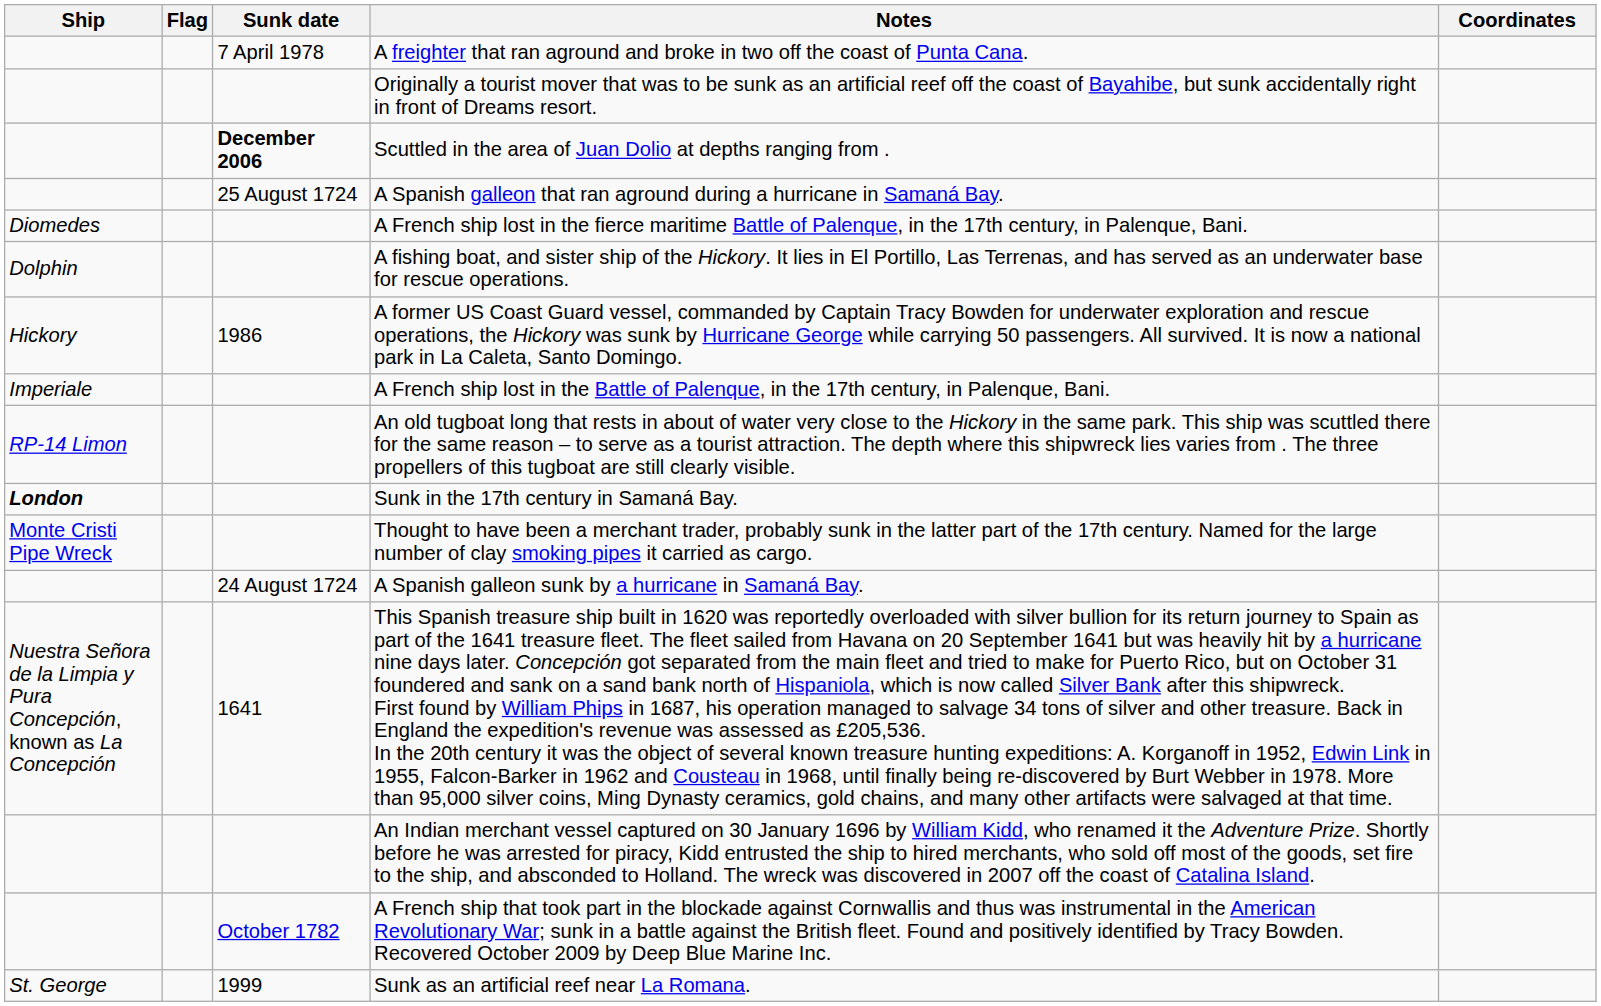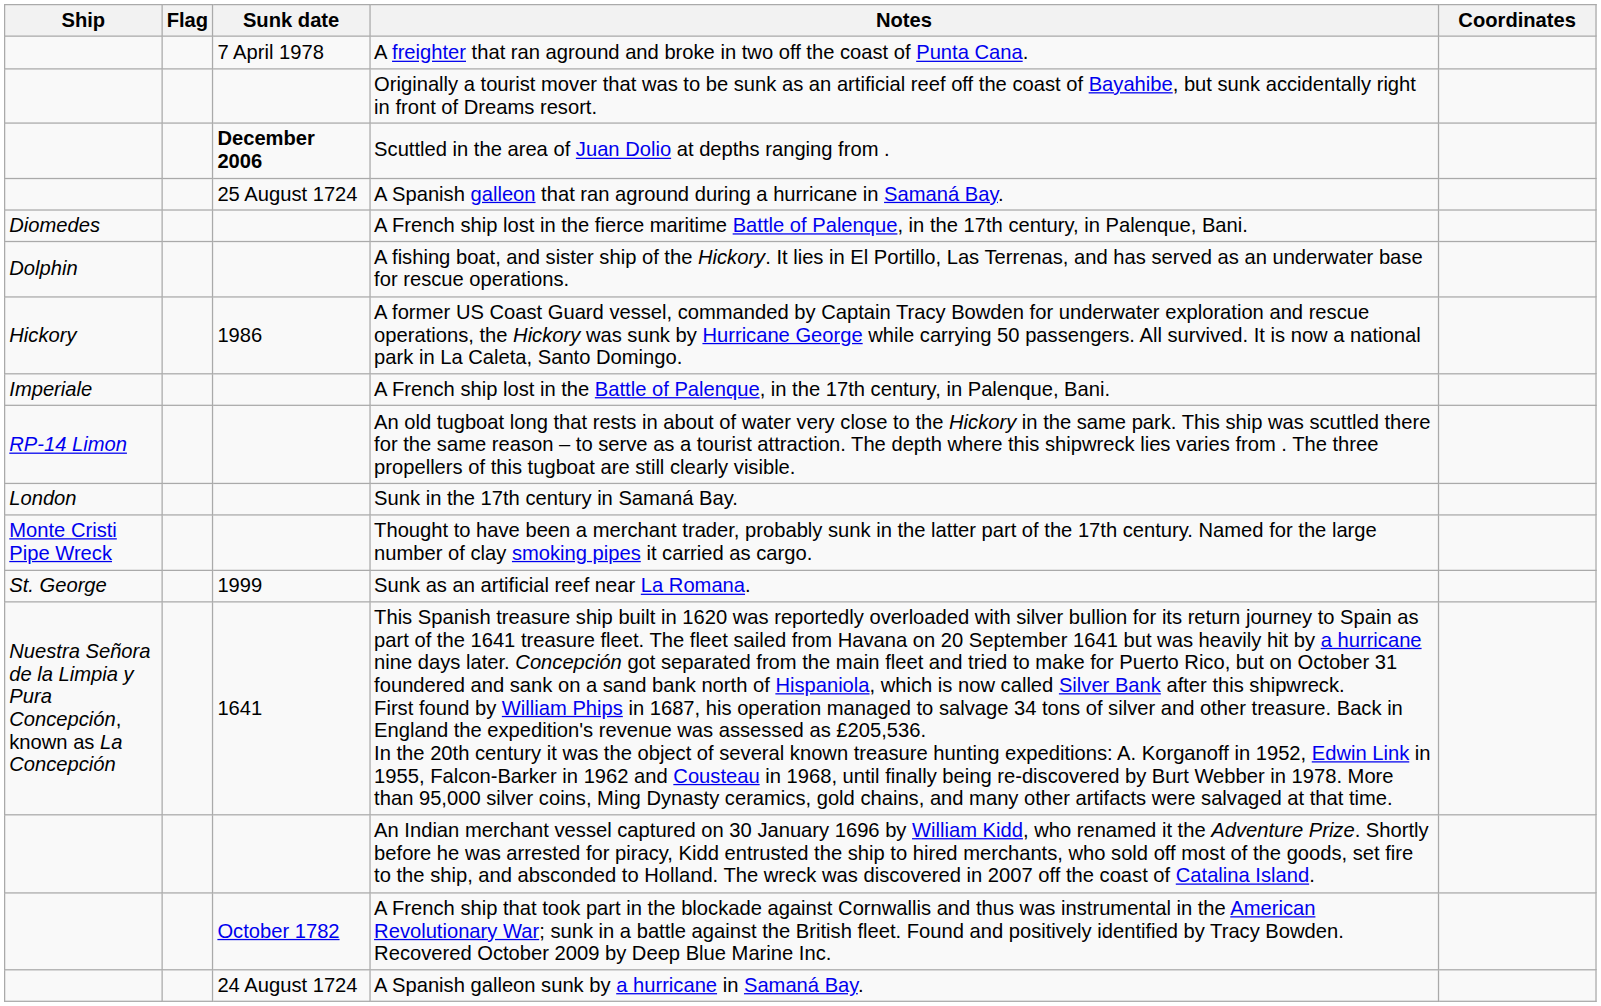(46, 498) bold -> (43, 498) normal
rows swapped: (619, 585) <-> (562, 985)
